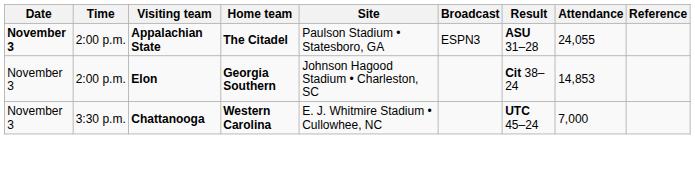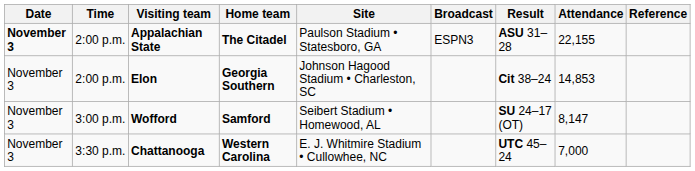(577, 40) 24,055 -> (577, 40) 22,155
+ row: (154, 118)
